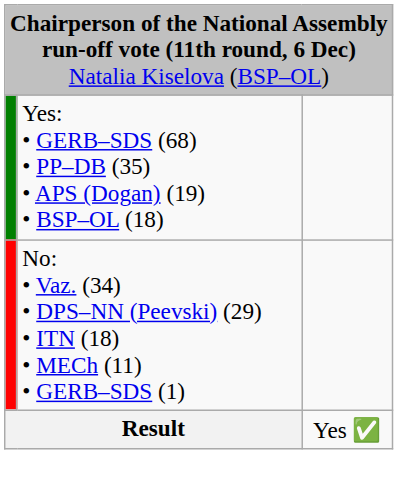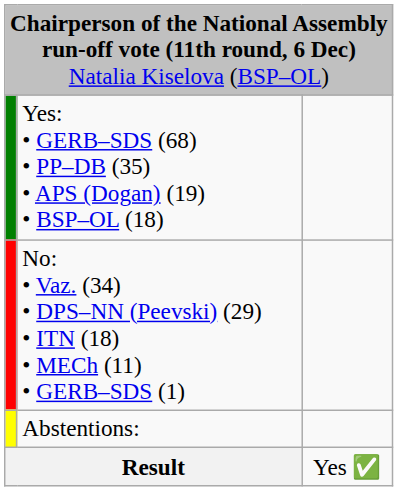+ row: (81, 428)
